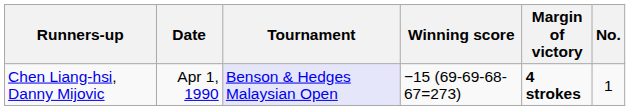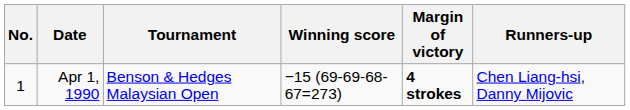columns swapped: (608, 34) <-> (80, 34)
(288, 85) lavender background -> (169, 85) no background
